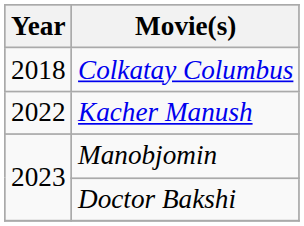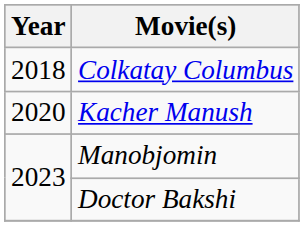(38, 112) 2022 -> (38, 112) 2020
